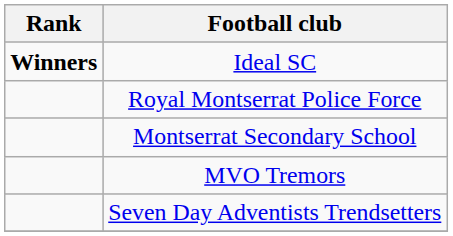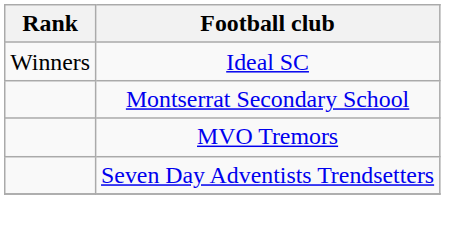(54, 61) bold -> (50, 61) normal
- row: (275, 99)
